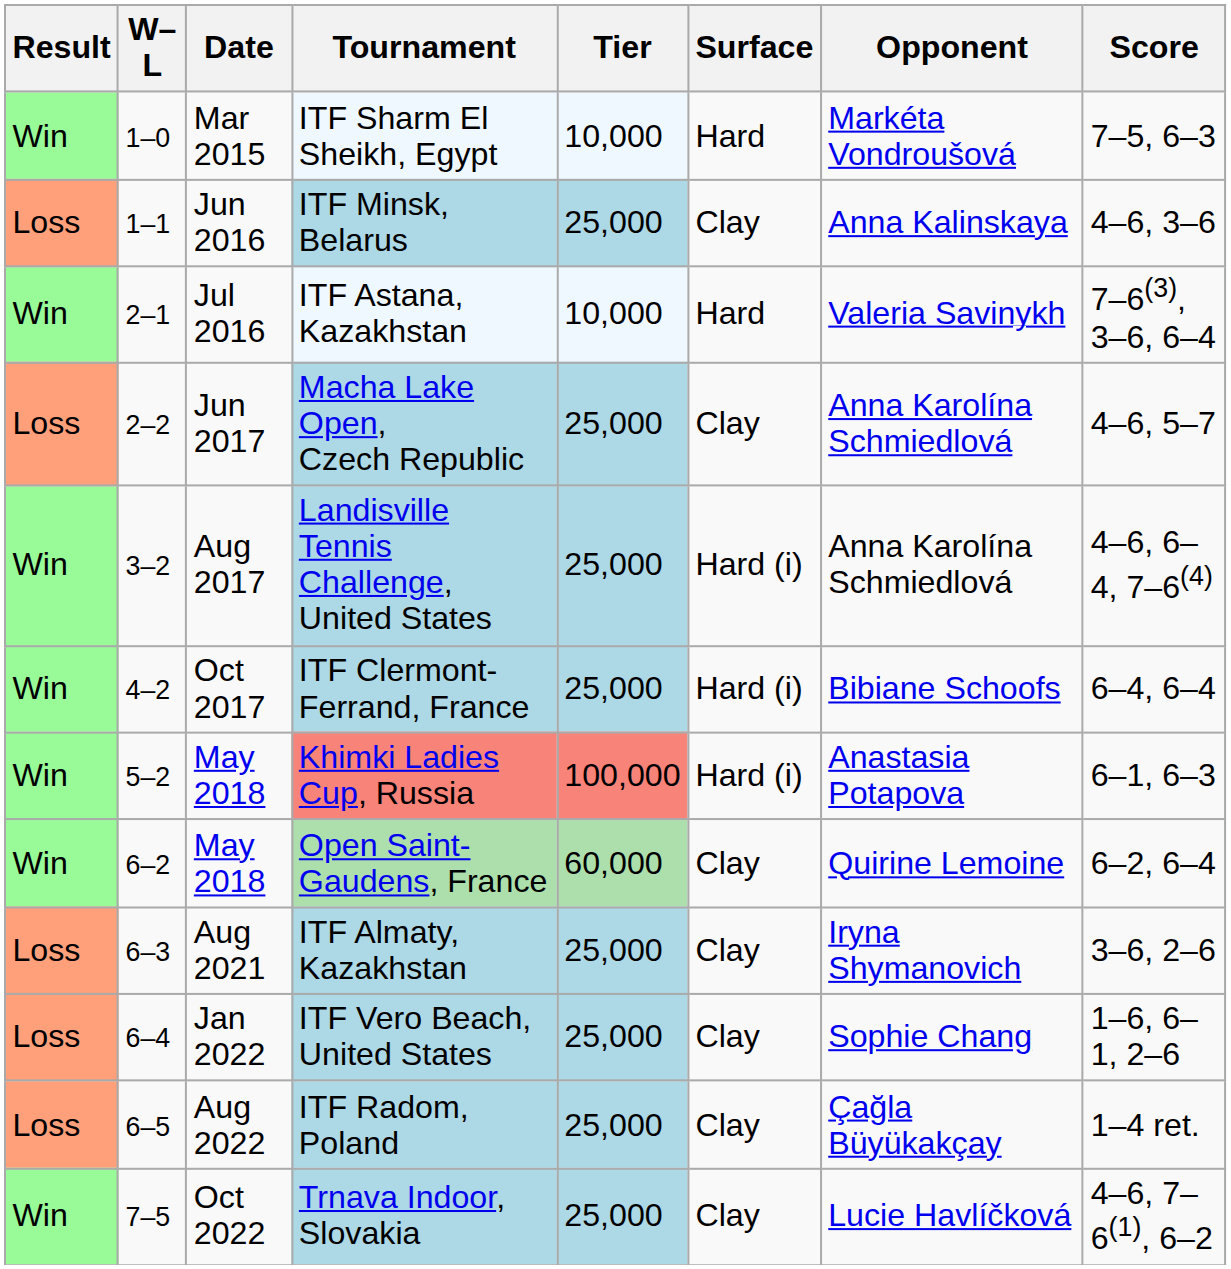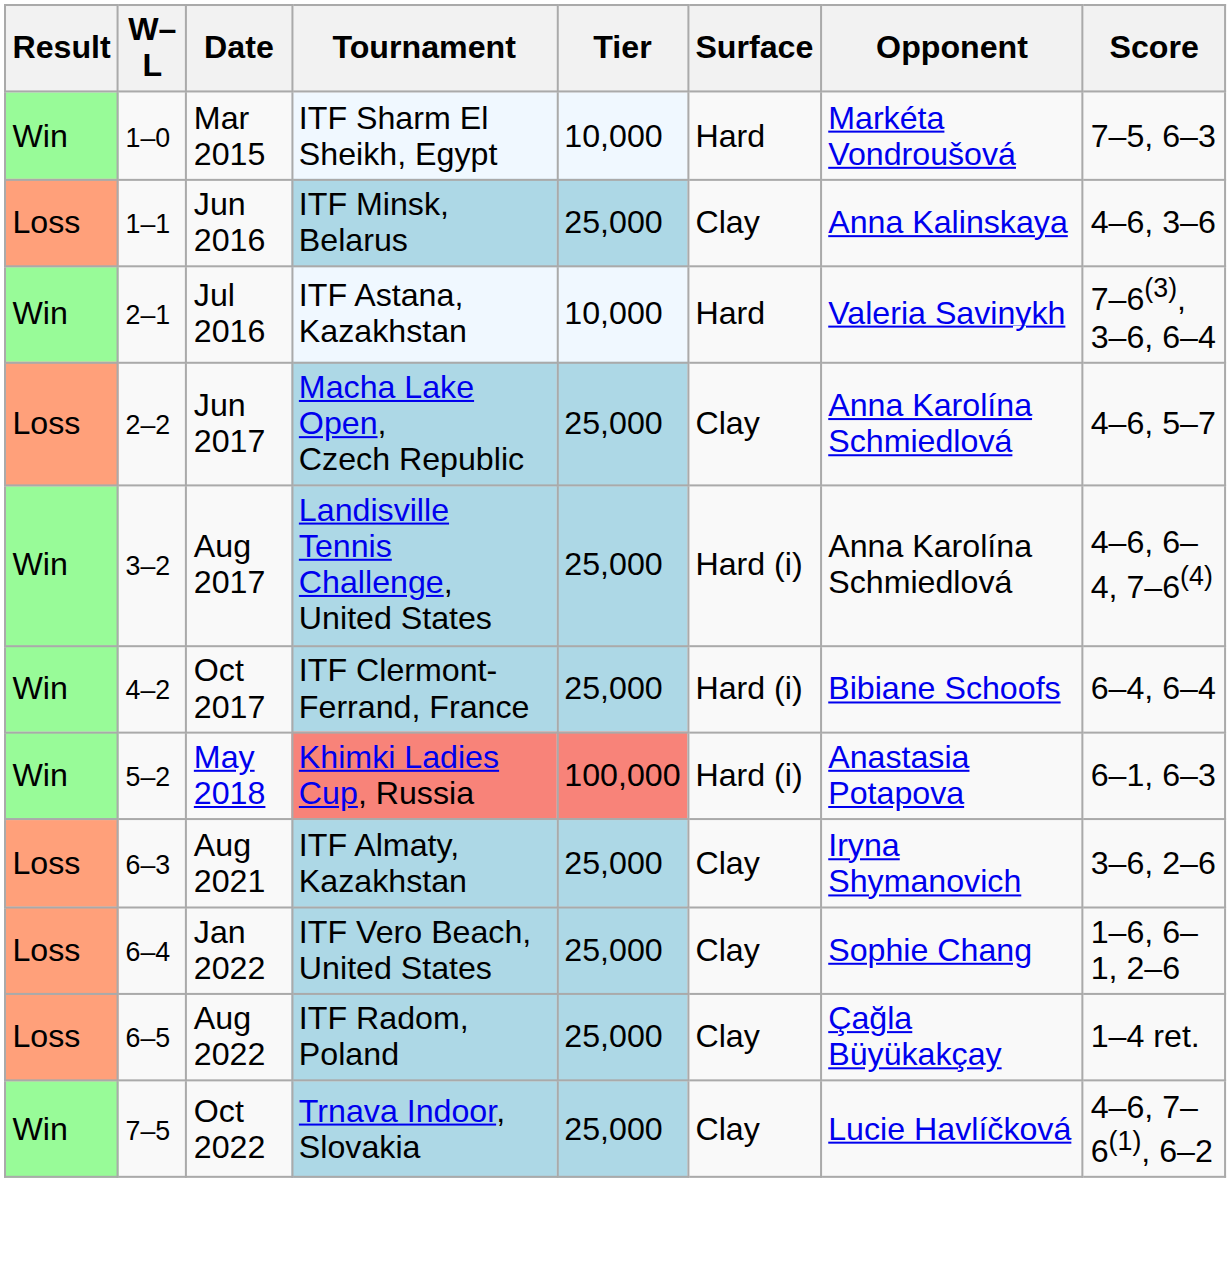- row: (423, 862)
